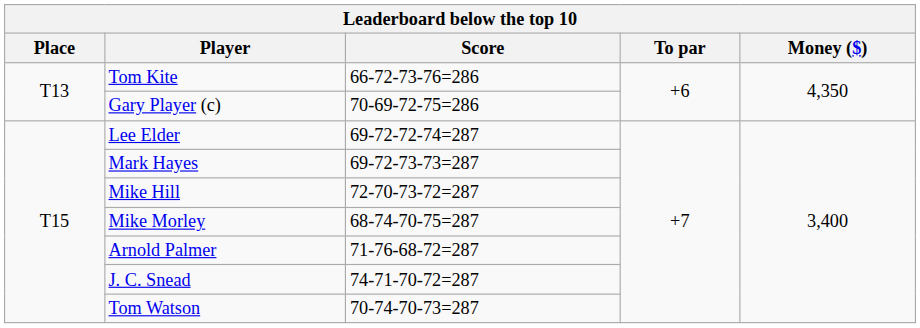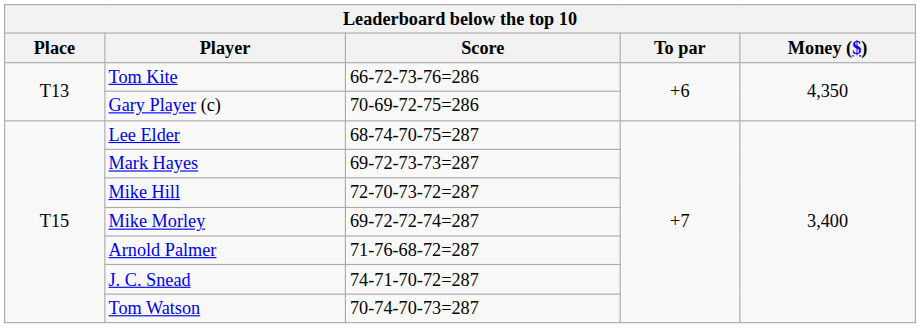(414, 134) 69-72-72-74=287 -> (414, 134) 68-74-70-75=287
(414, 221) 68-74-70-75=287 -> (414, 221) 69-72-72-74=287
